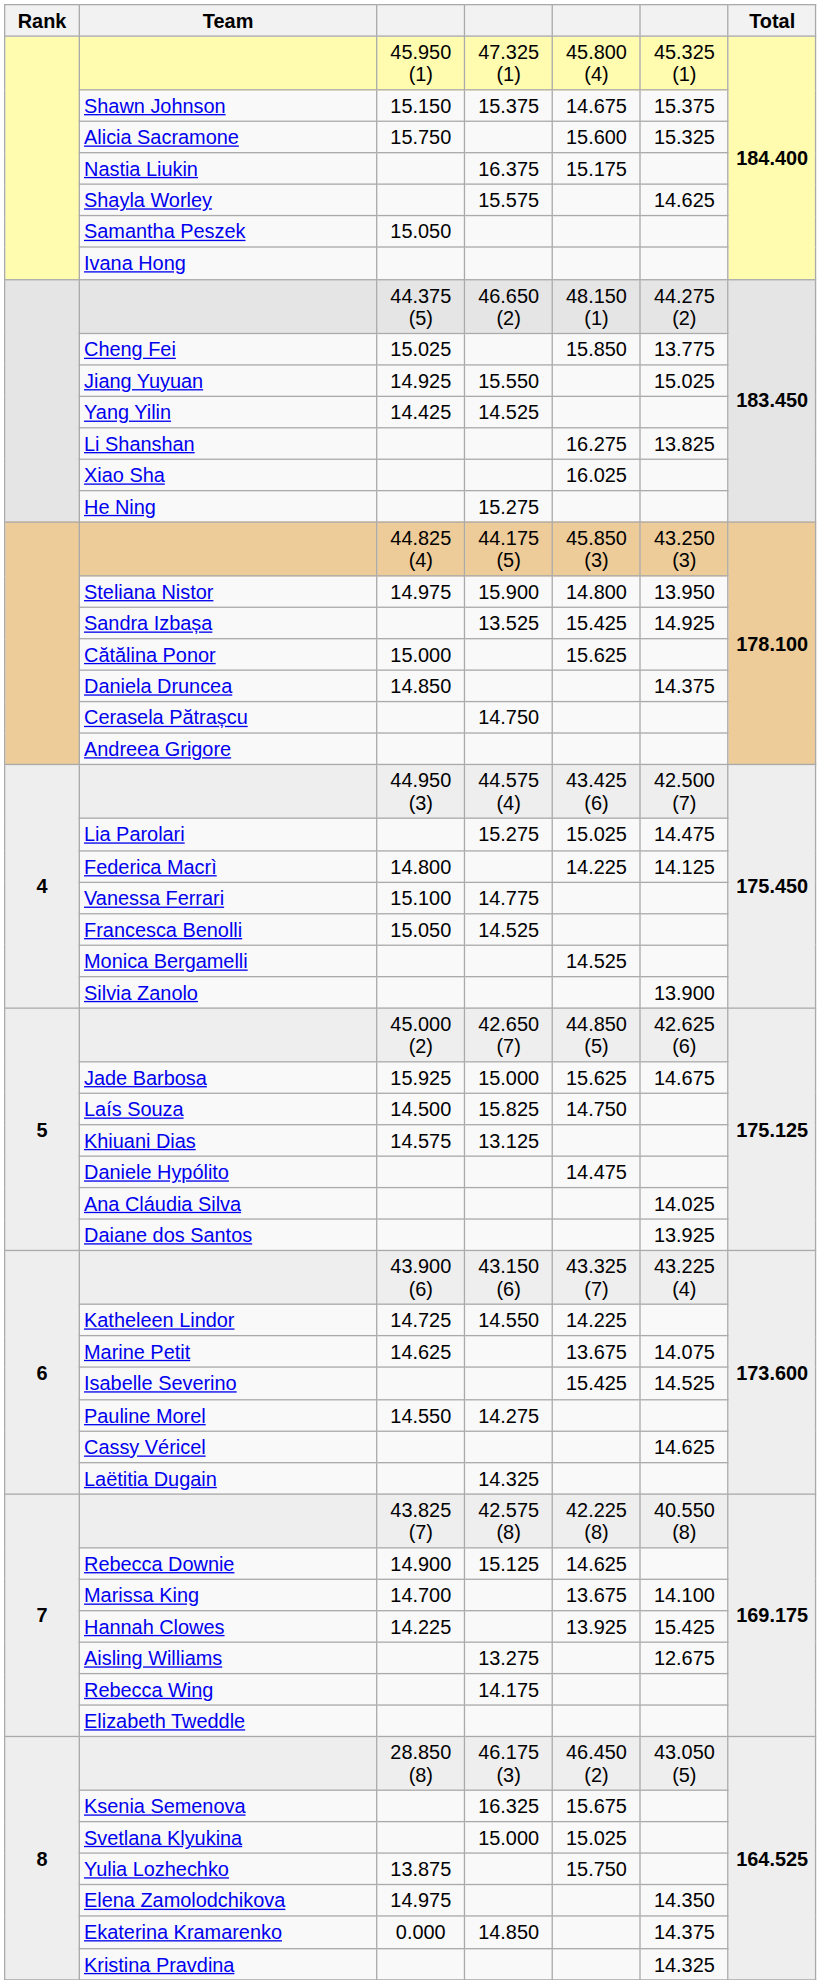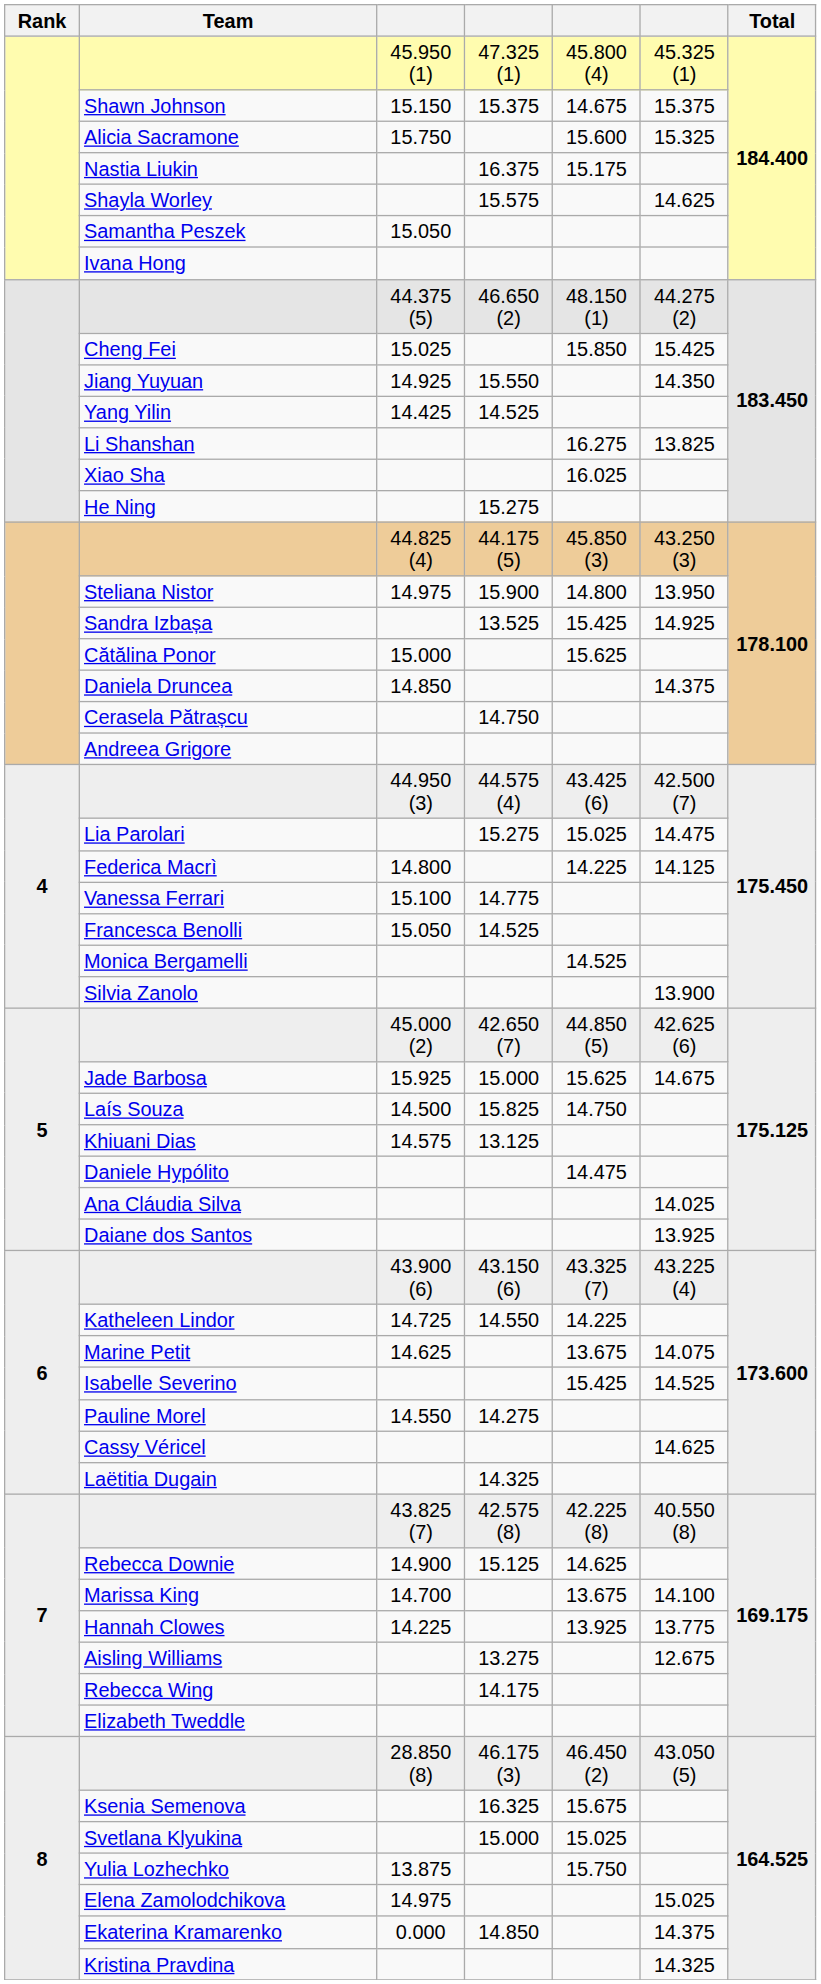(684, 349) 13.775 -> (684, 349) 15.425
(684, 380) 15.025 -> (684, 380) 14.350
(684, 1626) 15.425 -> (684, 1626) 13.775
(684, 1901) 14.350 -> (684, 1901) 15.025
